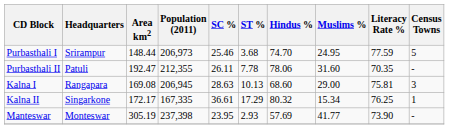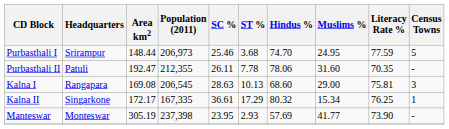(176, 84) 206,945 -> (176, 84) 206,545
